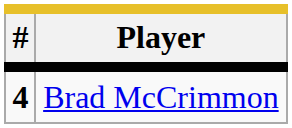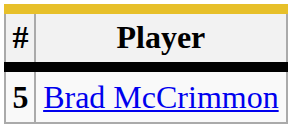(20, 96) 4 -> (20, 96) 5
